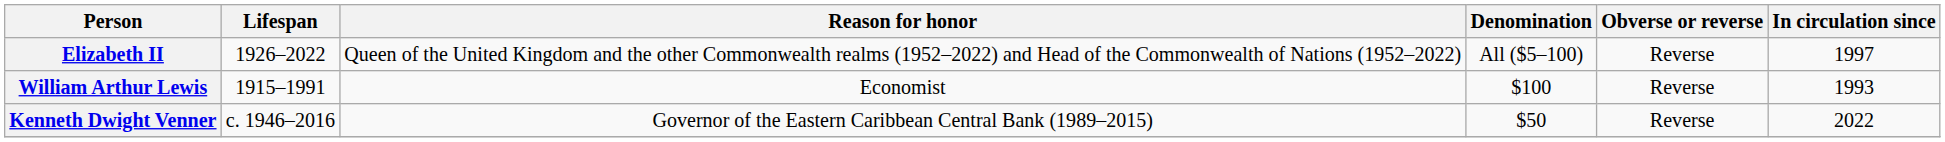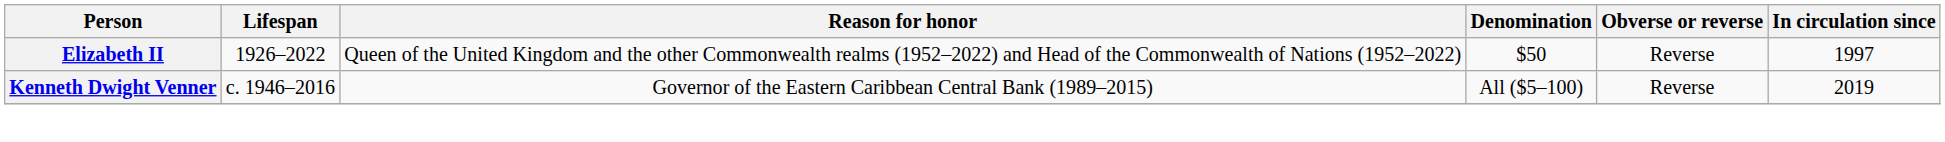(1531, 54) All ($5–100) -> (1531, 54) $50
- row: (113, 87)
(1531, 120) $50 -> (1531, 87) All ($5–100)
(1854, 120) 2022 -> (1854, 87) 2019
